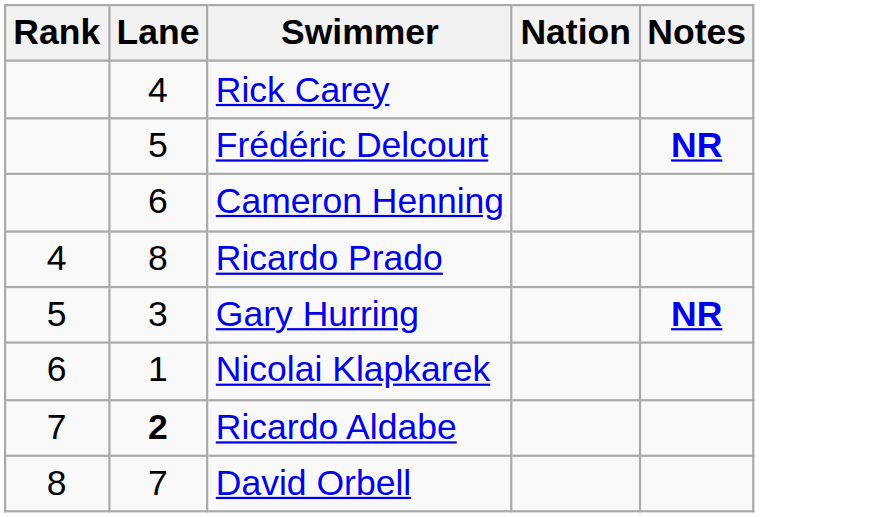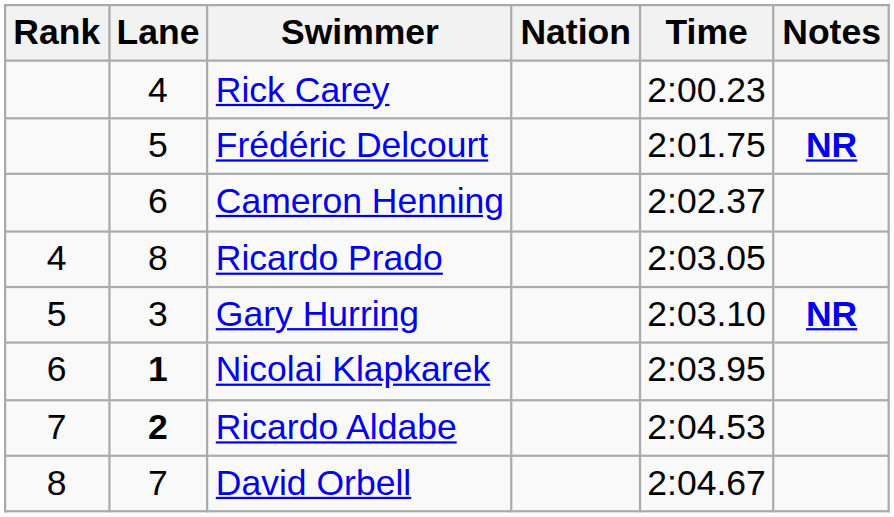+ column: (707, 32)
(158, 370) normal -> (158, 370) bold
